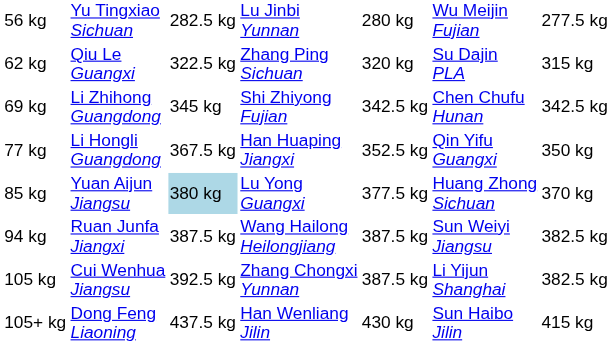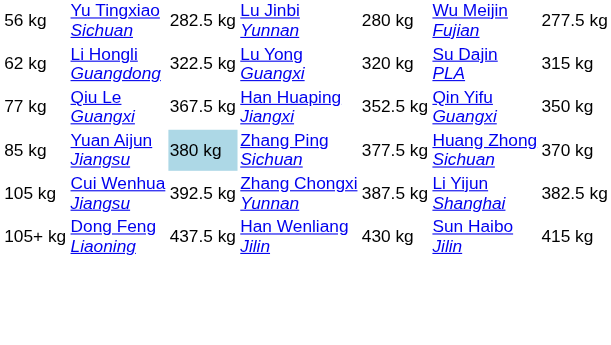(103, 63) Qiu Le Guangxi -> (116, 63) Li Hongli Guangdong
(284, 63) Zhang Ping Sichuan -> (272, 63) Lu Yong Guangxi
- row: (25, 107)
(116, 150) Li Hongli Guangdong -> (103, 107) Qiu Le Guangxi
(272, 193) Lu Yong Guangxi -> (284, 150) Zhang Ping Sichuan
- row: (25, 236)
